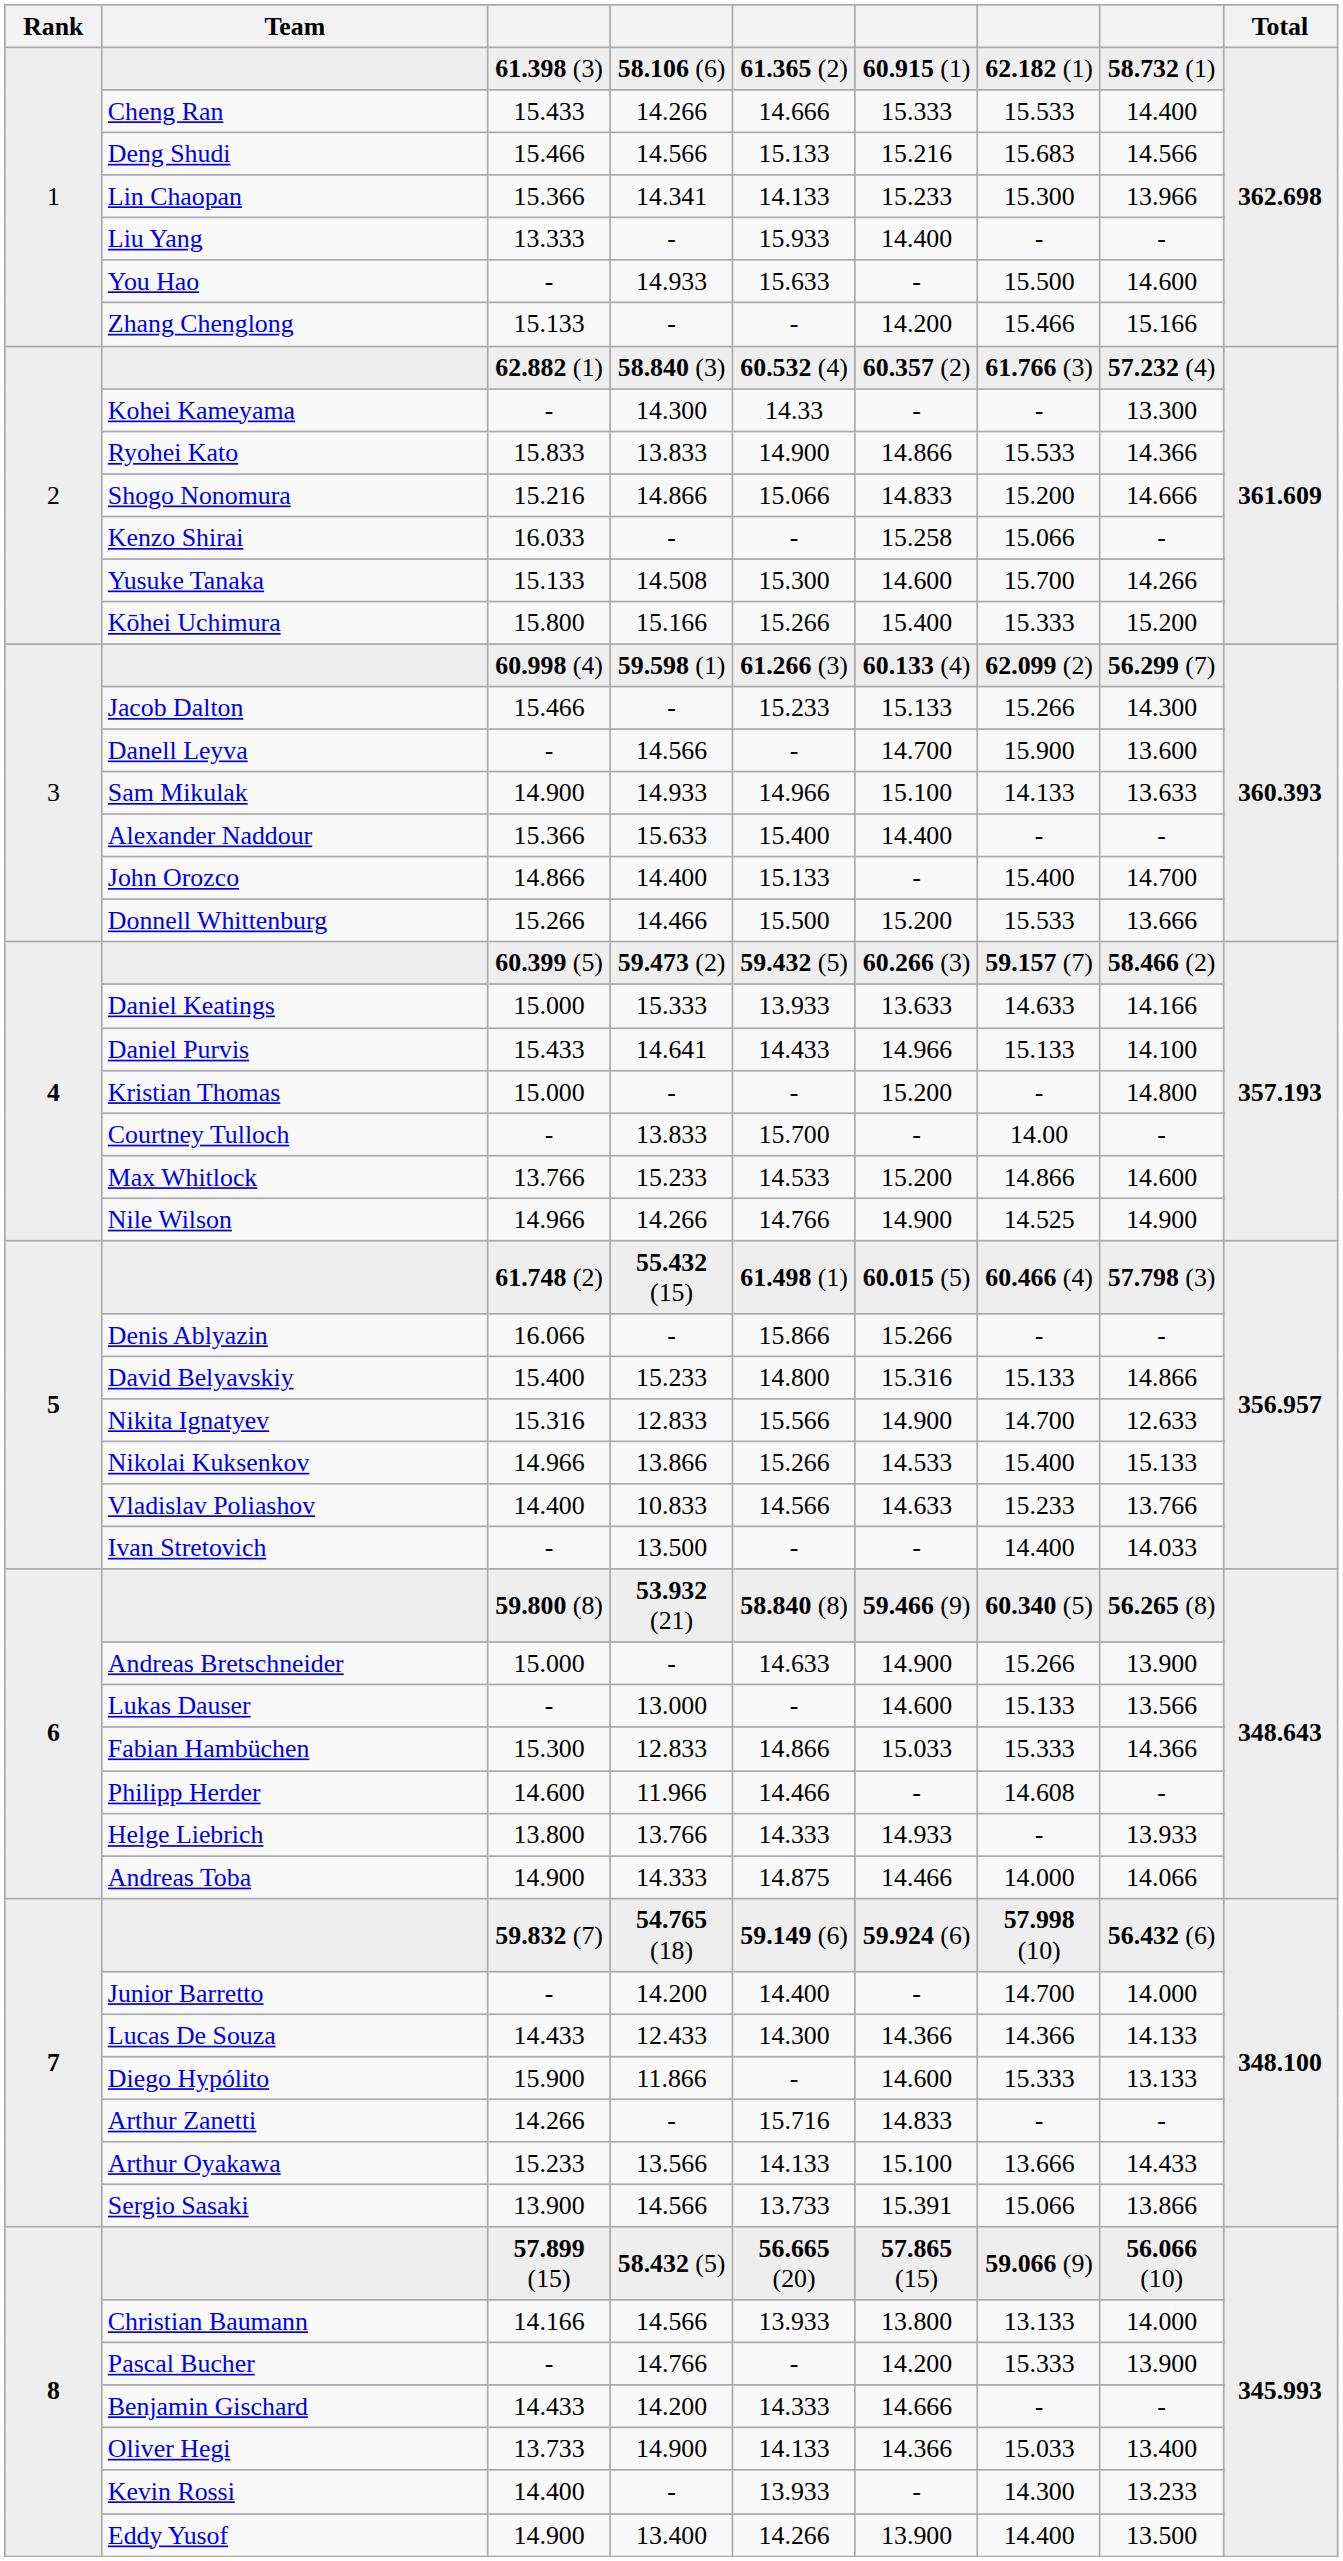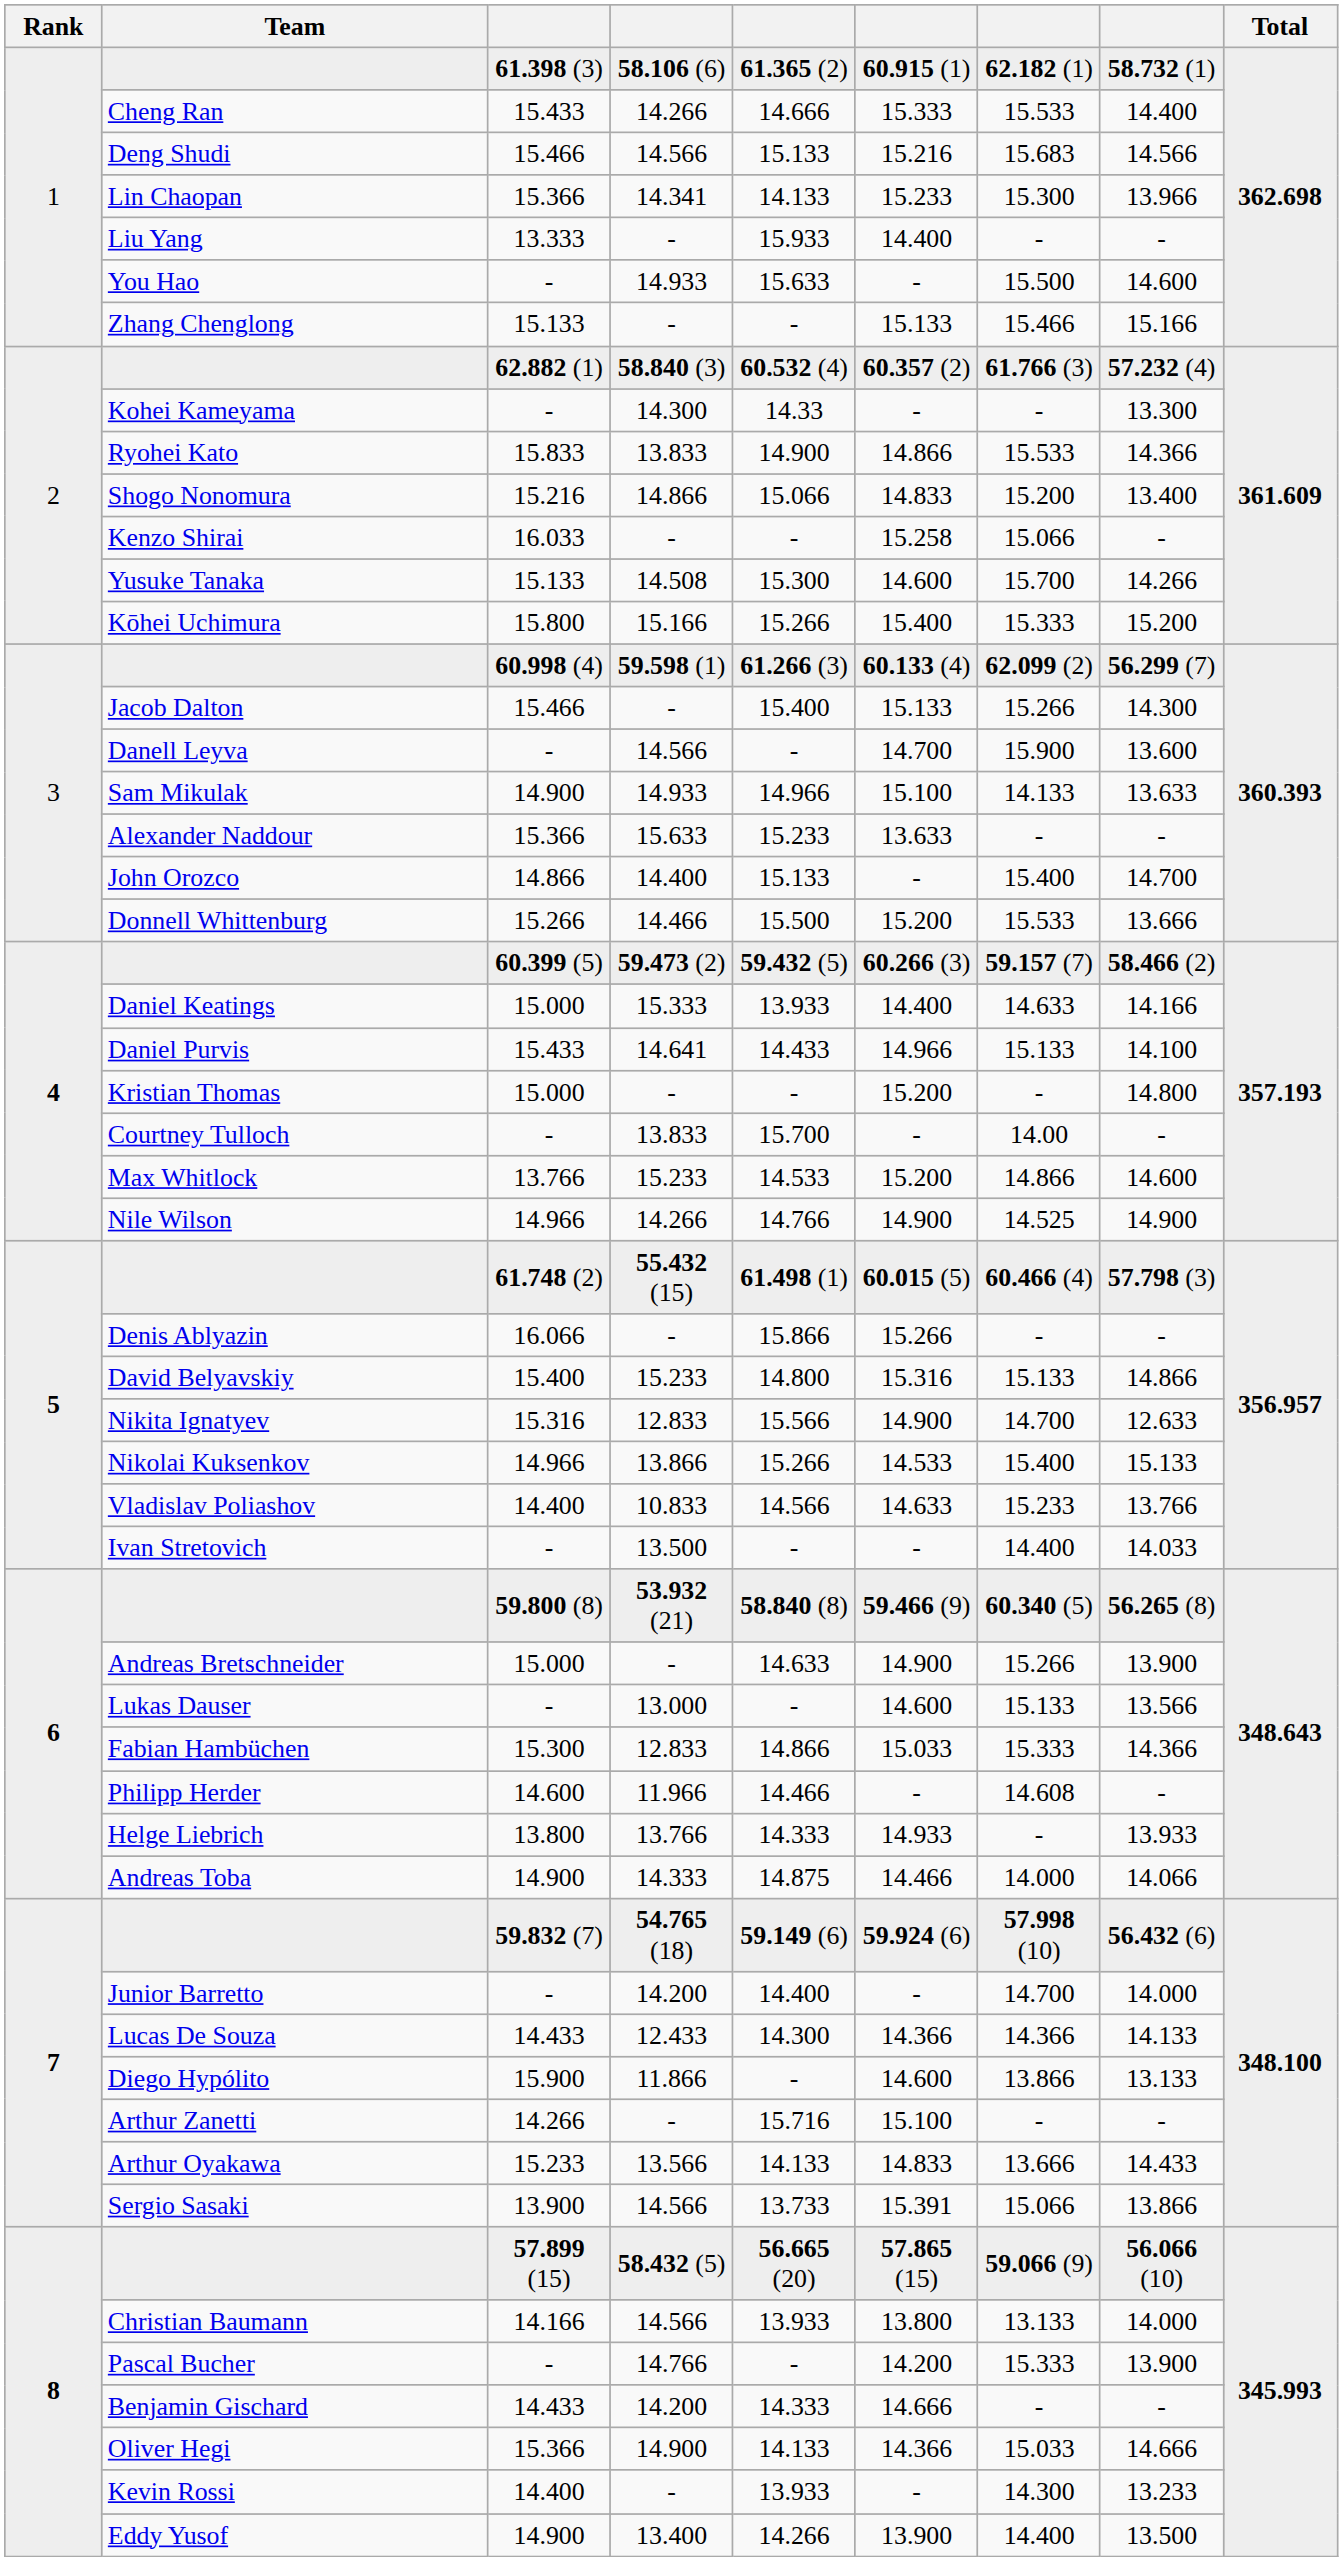(917, 324) 14.200 -> (917, 324) 15.133
(1162, 494) 14.666 -> (1162, 494) 13.400
(794, 707) 15.233 -> (794, 707) 15.400
(794, 835) 15.400 -> (794, 835) 15.233
(917, 835) 14.400 -> (917, 835) 13.633
(917, 1005) 13.633 -> (917, 1005) 14.400
(1039, 2077) 15.333 -> (1039, 2077) 13.866
(917, 2120) 14.833 -> (917, 2120) 15.100
(917, 2162) 15.100 -> (917, 2162) 14.833
(549, 2449) 13.733 -> (549, 2449) 15.366
(1162, 2449) 13.400 -> (1162, 2449) 14.666
